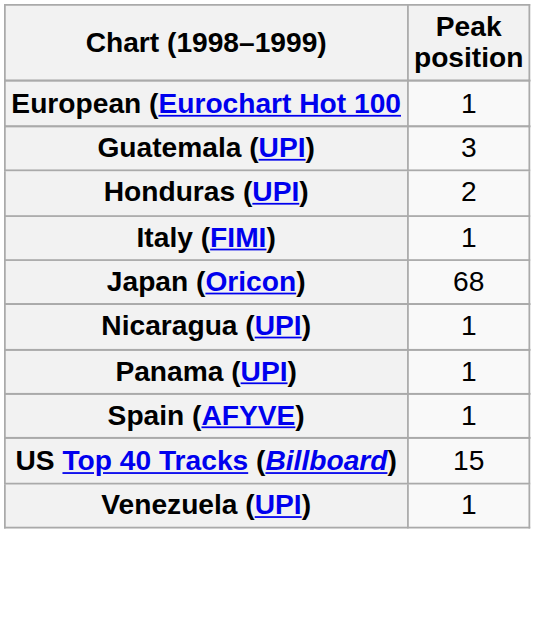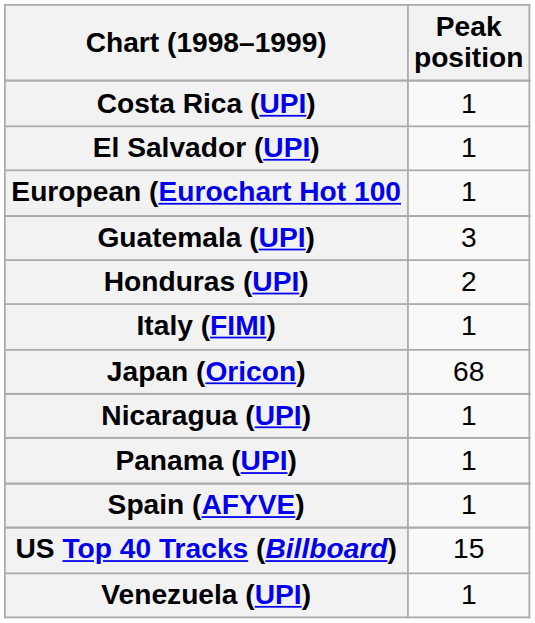+ row: (206, 103)
+ row: (206, 147)
